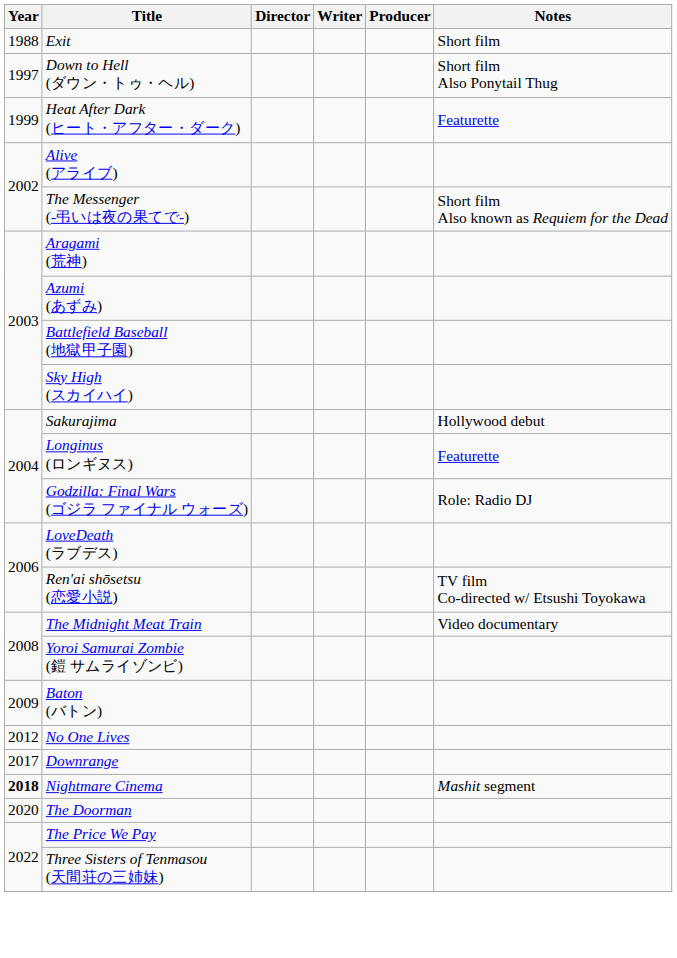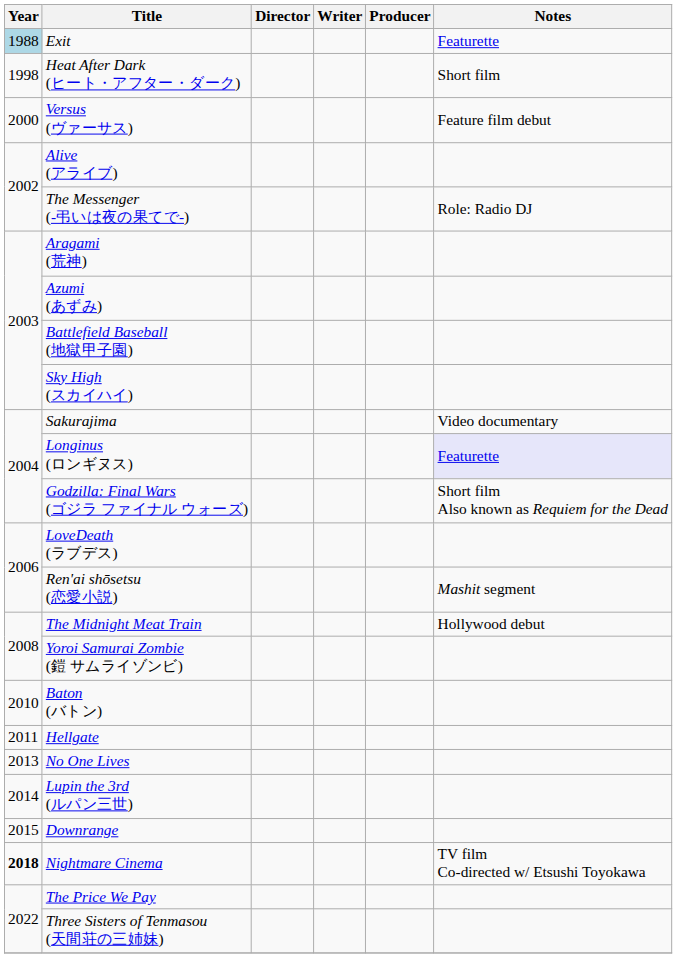(23, 41) no background -> (23, 41) lightblue background
(469, 41) Short film -> (468, 41) Featurette
- row: (120, 74)
(23, 120) 1999 -> (23, 75) 1998
(468, 120) Featurette -> (469, 75) Short film
+ row: (89, 119)
(553, 209) Short film Also known as Requiem for the Dead -> (485, 209) Role: Radio DJ
(491, 421) Hollywood debut -> (498, 421) Video documentary
(468, 456) no background -> (468, 456) lavender background
(485, 500) Role: Radio DJ -> (553, 500) Short film Also known as Requiem for the Dead
(542, 589) TV film Co-directed w/ Etsushi Toyokawa -> (486, 589) Mashit segment
(498, 623) Video documentary -> (491, 623) Hollywood debut
(23, 702) 2009 -> (23, 702) 2010
+ row: (72, 737)
(23, 737) 2012 -> (23, 761) 2013
+ row: (89, 795)
(23, 761) 2017 -> (23, 830) 2015
(486, 786) Mashit segment -> (542, 863) TV film Co-directed w/ Etsushi Toyokawa
- row: (89, 810)
